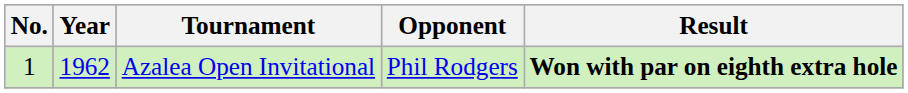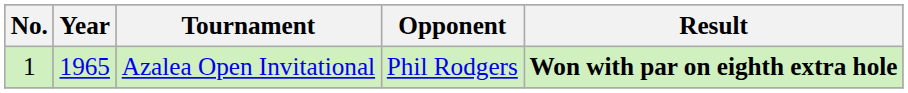(85, 67) 1962 -> (85, 67) 1965
